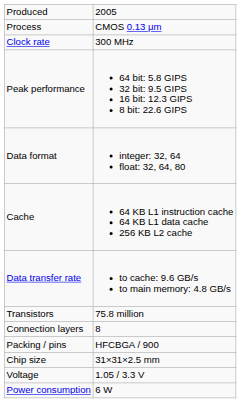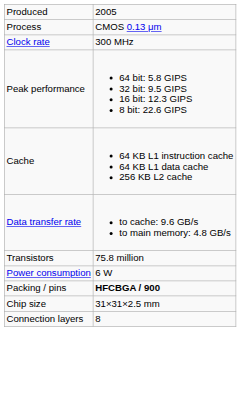- row: (32, 155)
rows swapped: (45, 329) <-> (49, 390)
(127, 344) normal -> (128, 288) bold
- row: (23, 375)
